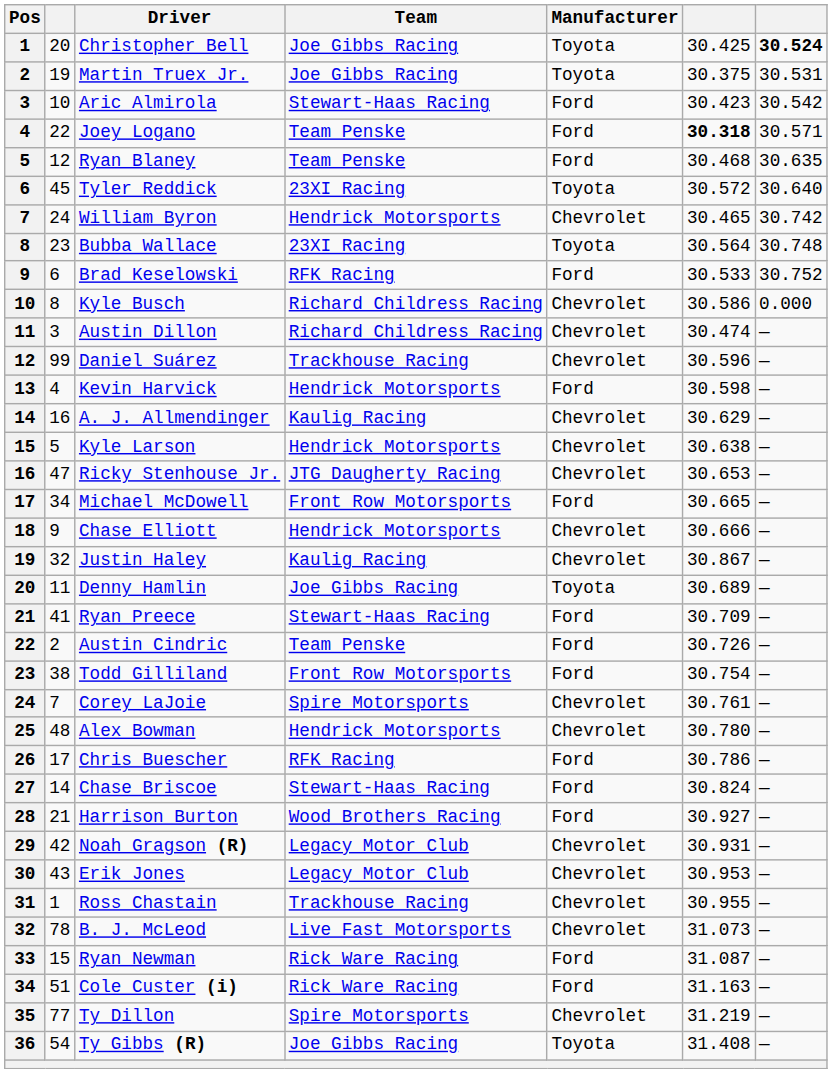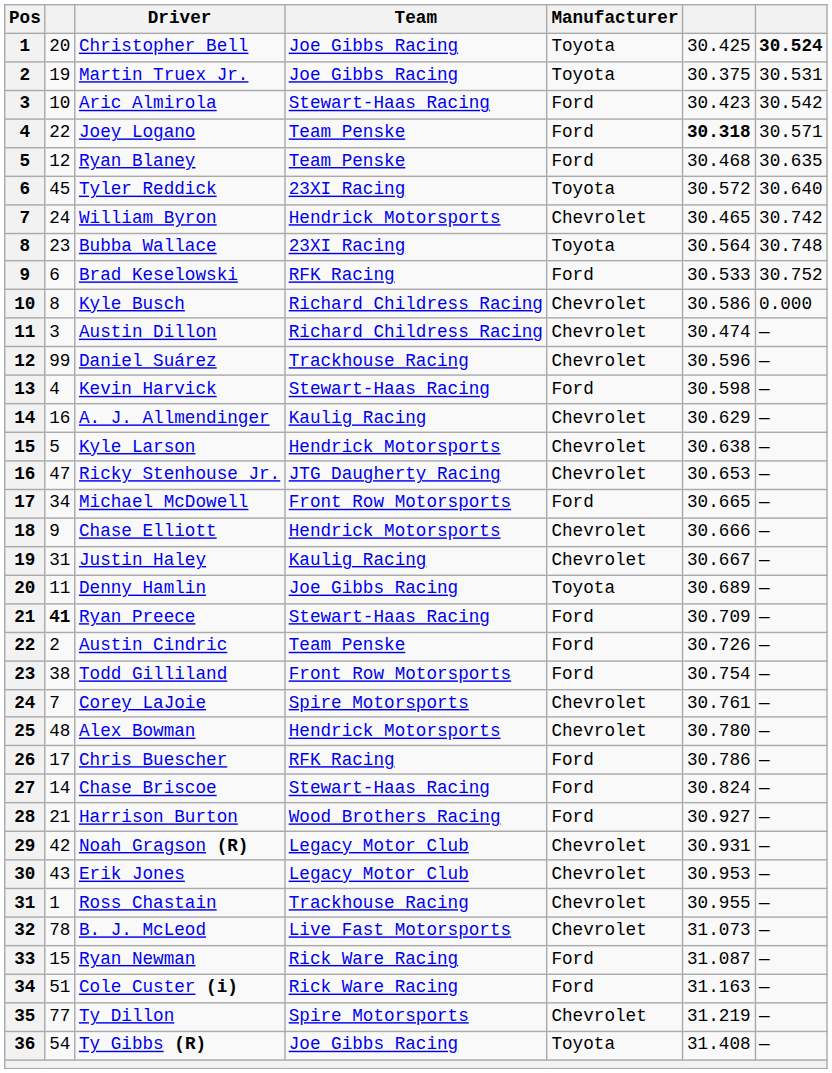(395, 390) Hendrick Motorsports -> (389, 390) Stewart-Haas Racing
(60, 561) 32 -> (60, 561) 31
(719, 561) 30.867 -> (719, 561) 30.667
(60, 618) normal -> (60, 618) bold
